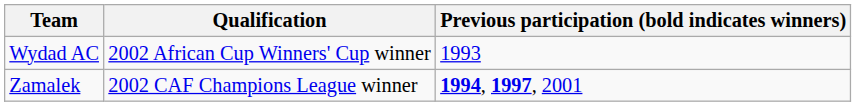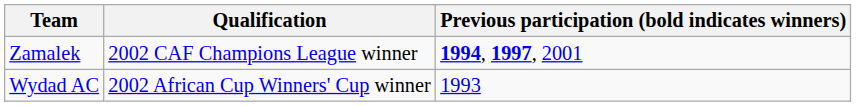rows swapped: (45, 85) <-> (54, 52)
